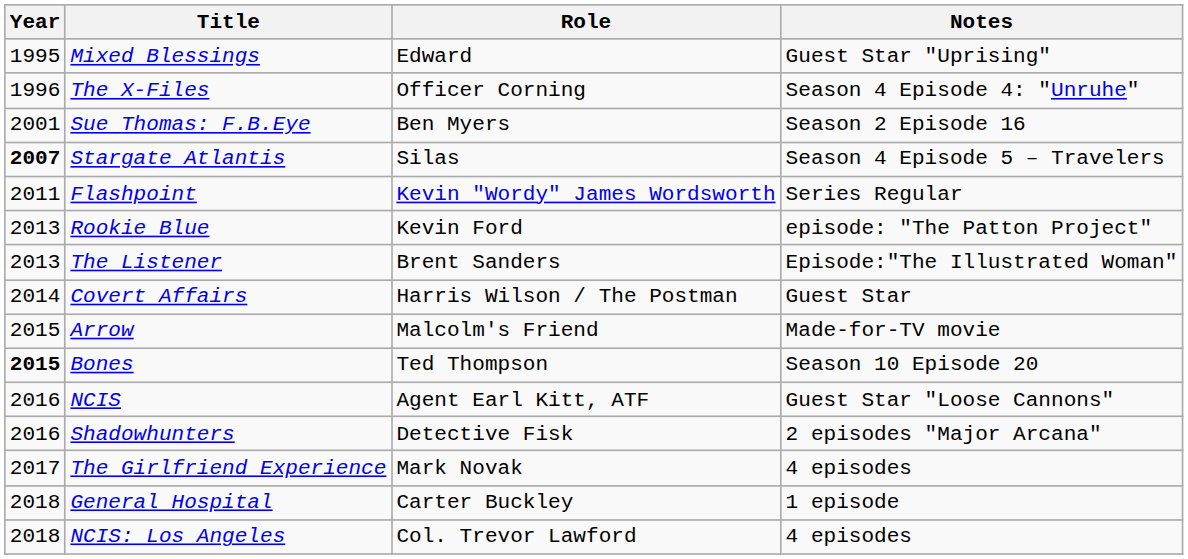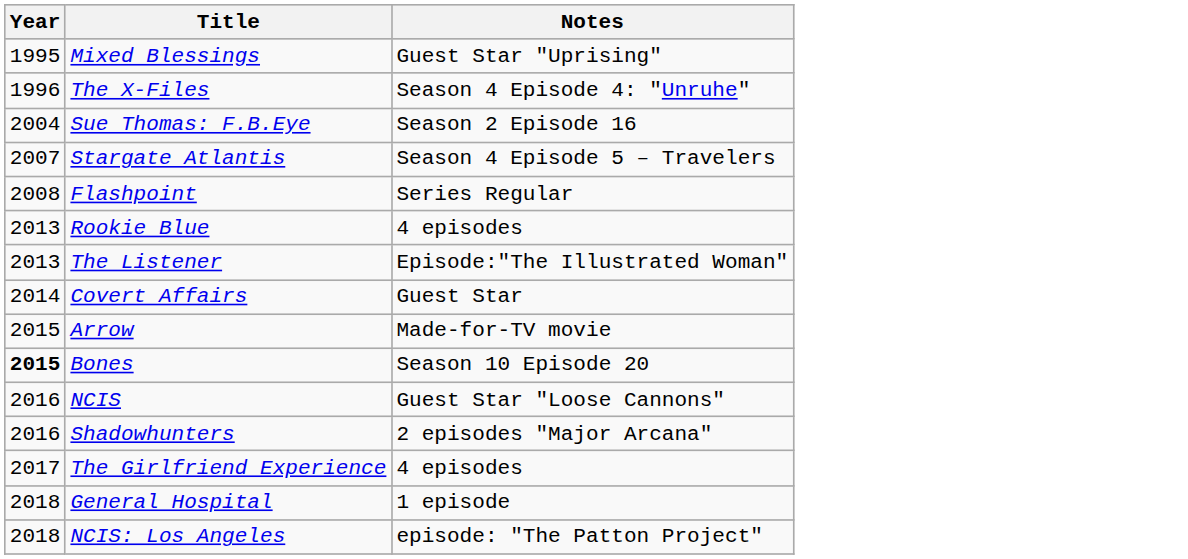- column: (586, 22)
(35, 125) 2001 -> (35, 125) 2004
(35, 159) bold -> (35, 159) normal
(35, 194) 2011 -> (35, 194) 2008
(969, 228) episode: "The Patton Project" -> (460, 228) 4 episodes
(849, 537) 4 episodes -> (580, 537) episode: "The Patton Project"
